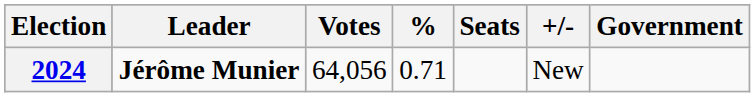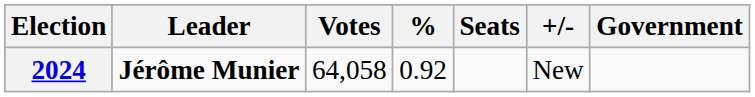(349, 69) 64,056 -> (349, 69) 64,058
(423, 69) 0.71 -> (423, 69) 0.92
